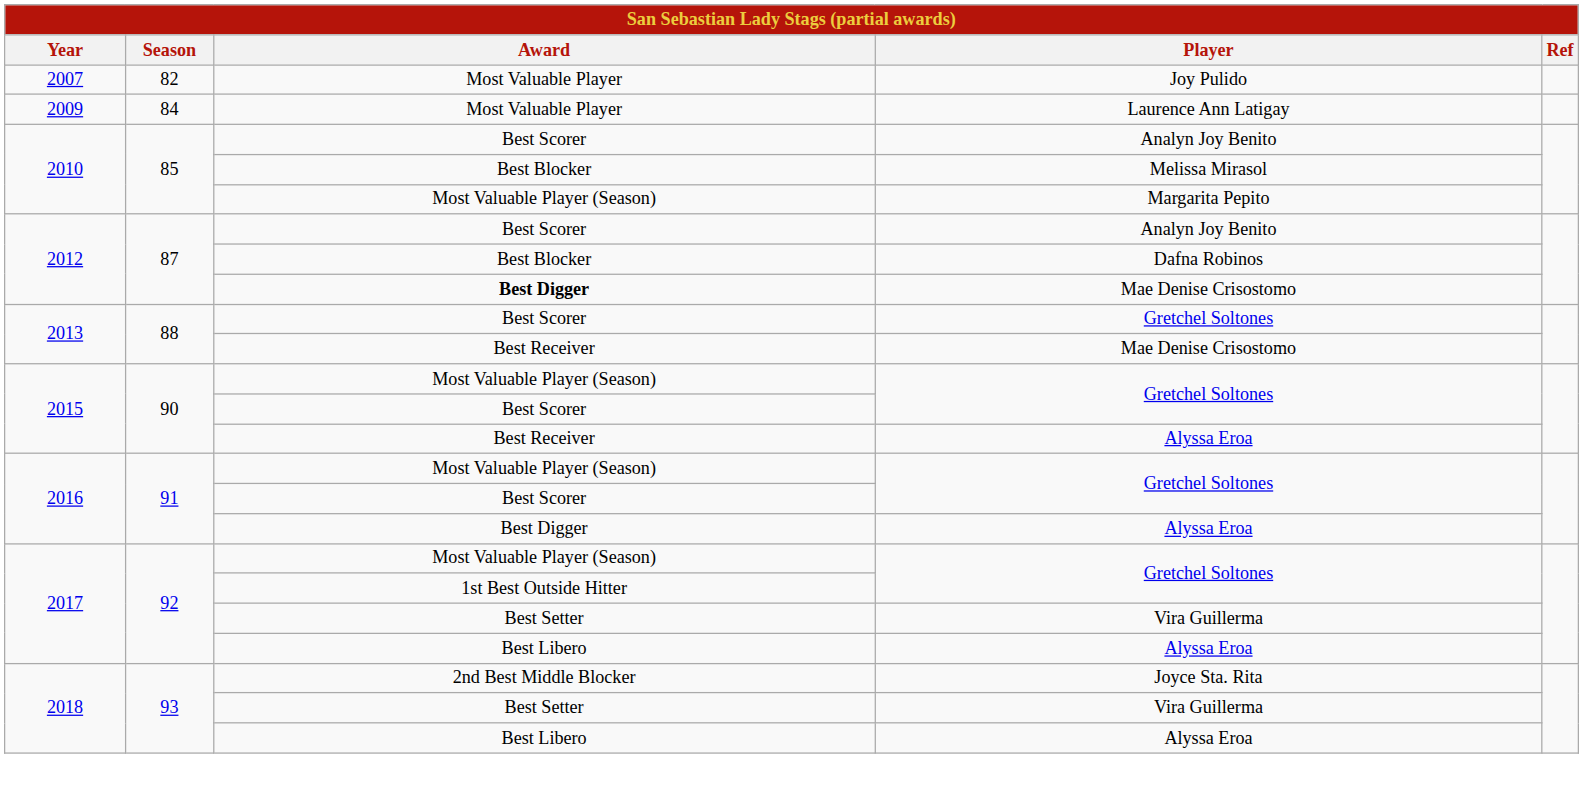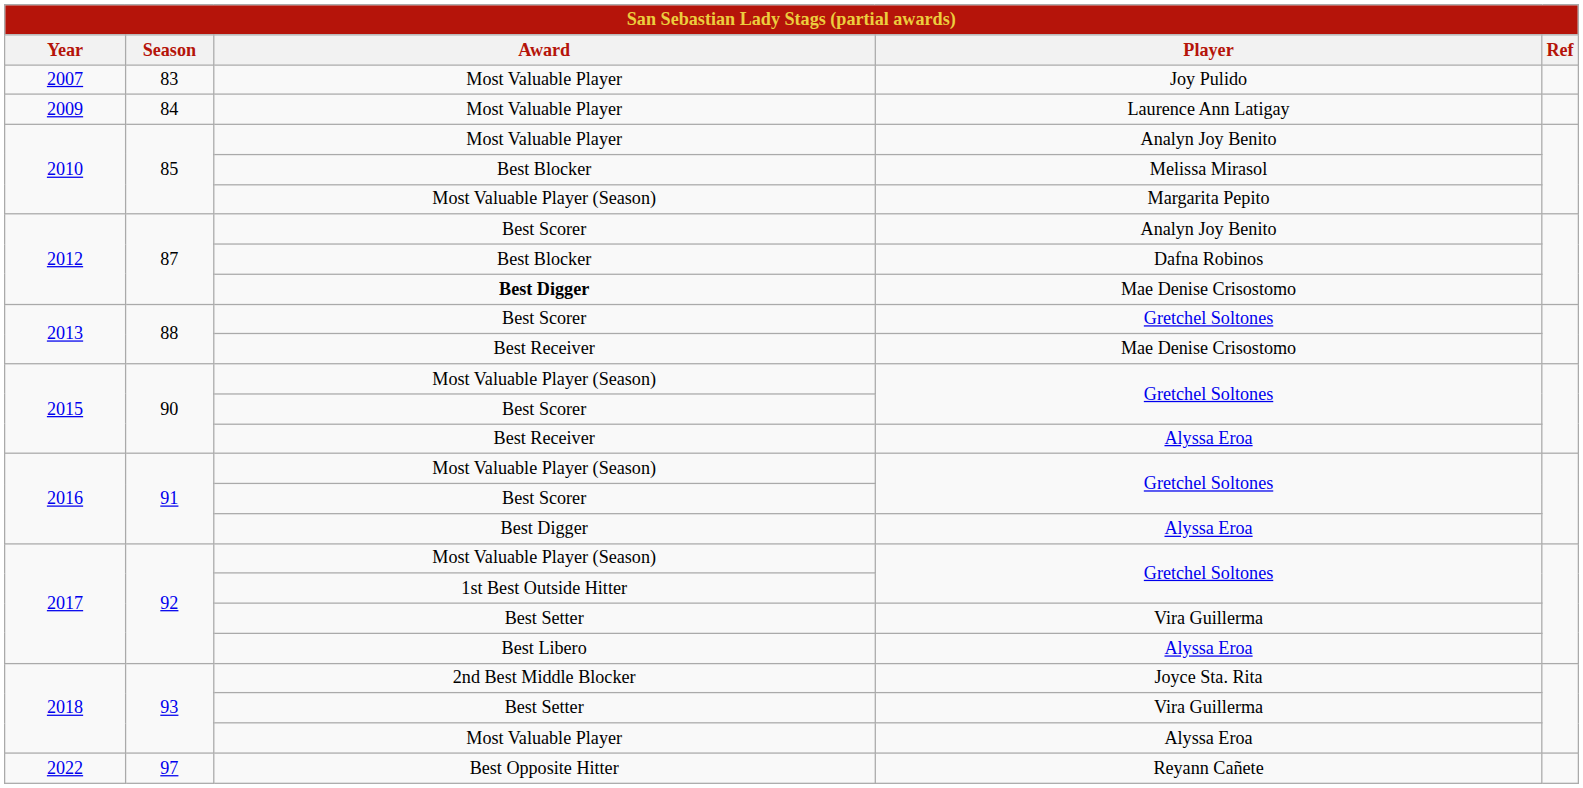(169, 79) 82 -> (169, 79) 83
(544, 139) Best Scorer -> (544, 139) Most Valuable Player
(544, 738) Best Libero -> (544, 738) Most Valuable Player
+ row: (65, 767)
